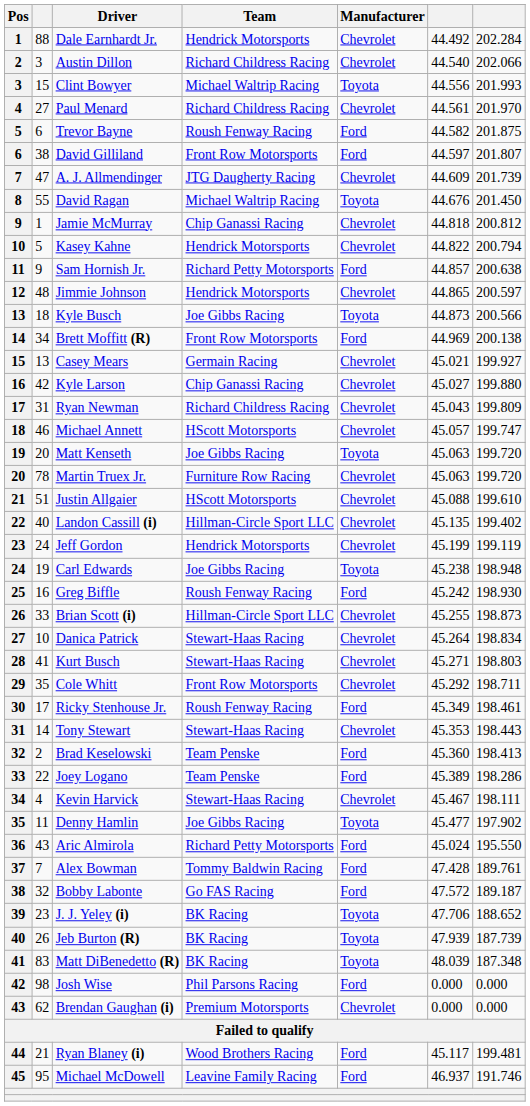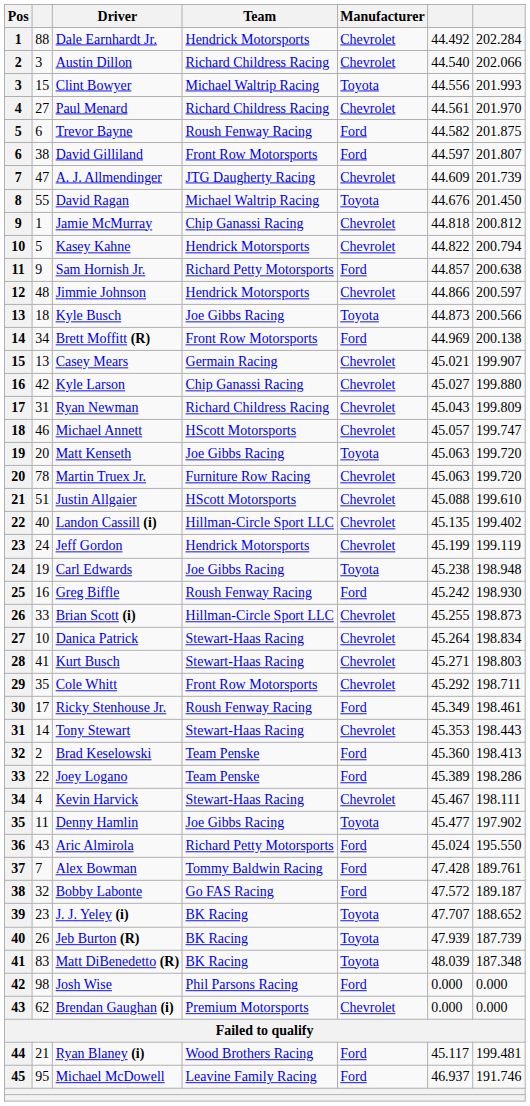(450, 292) 44.865 -> (450, 292) 44.866
(499, 362) 199.927 -> (499, 362) 199.907
(450, 915) 47.706 -> (450, 915) 47.707
